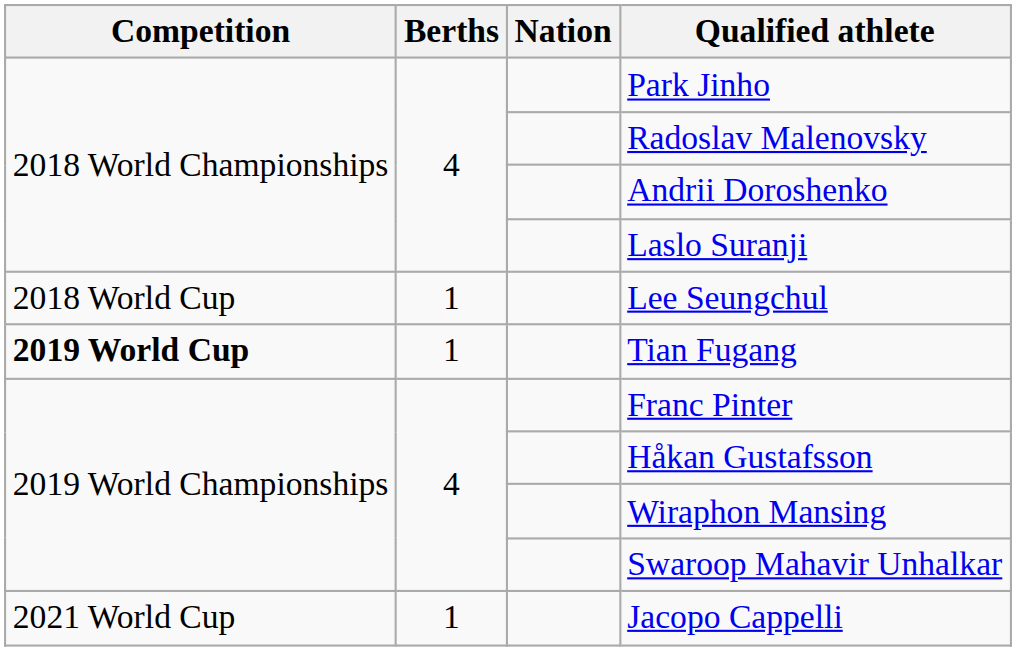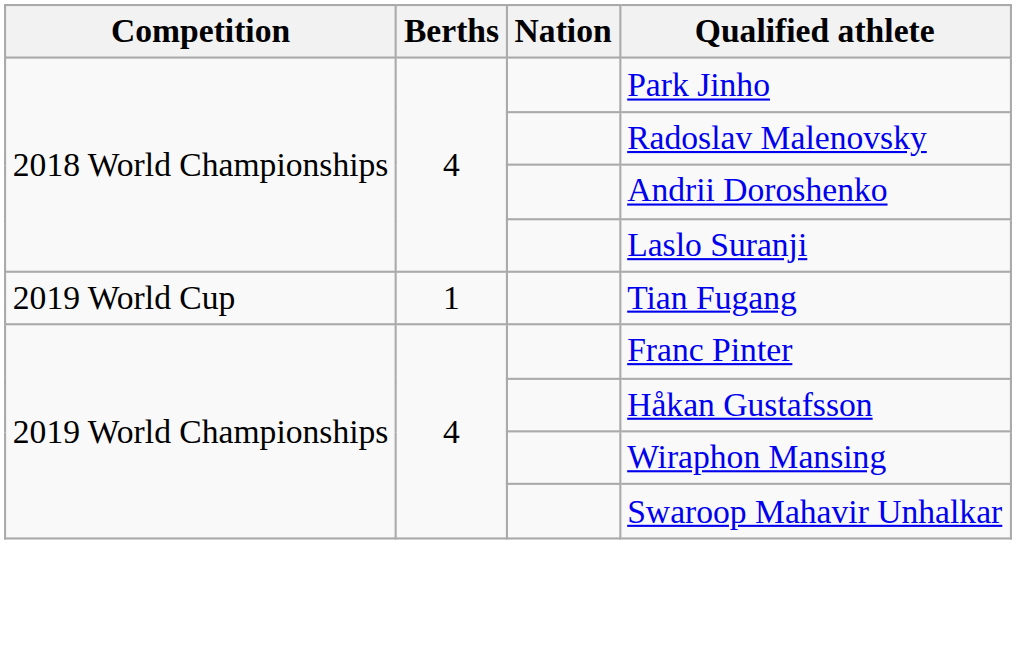- row: (727, 297)
(131, 350) bold -> (124, 297) normal
- row: (735, 617)
